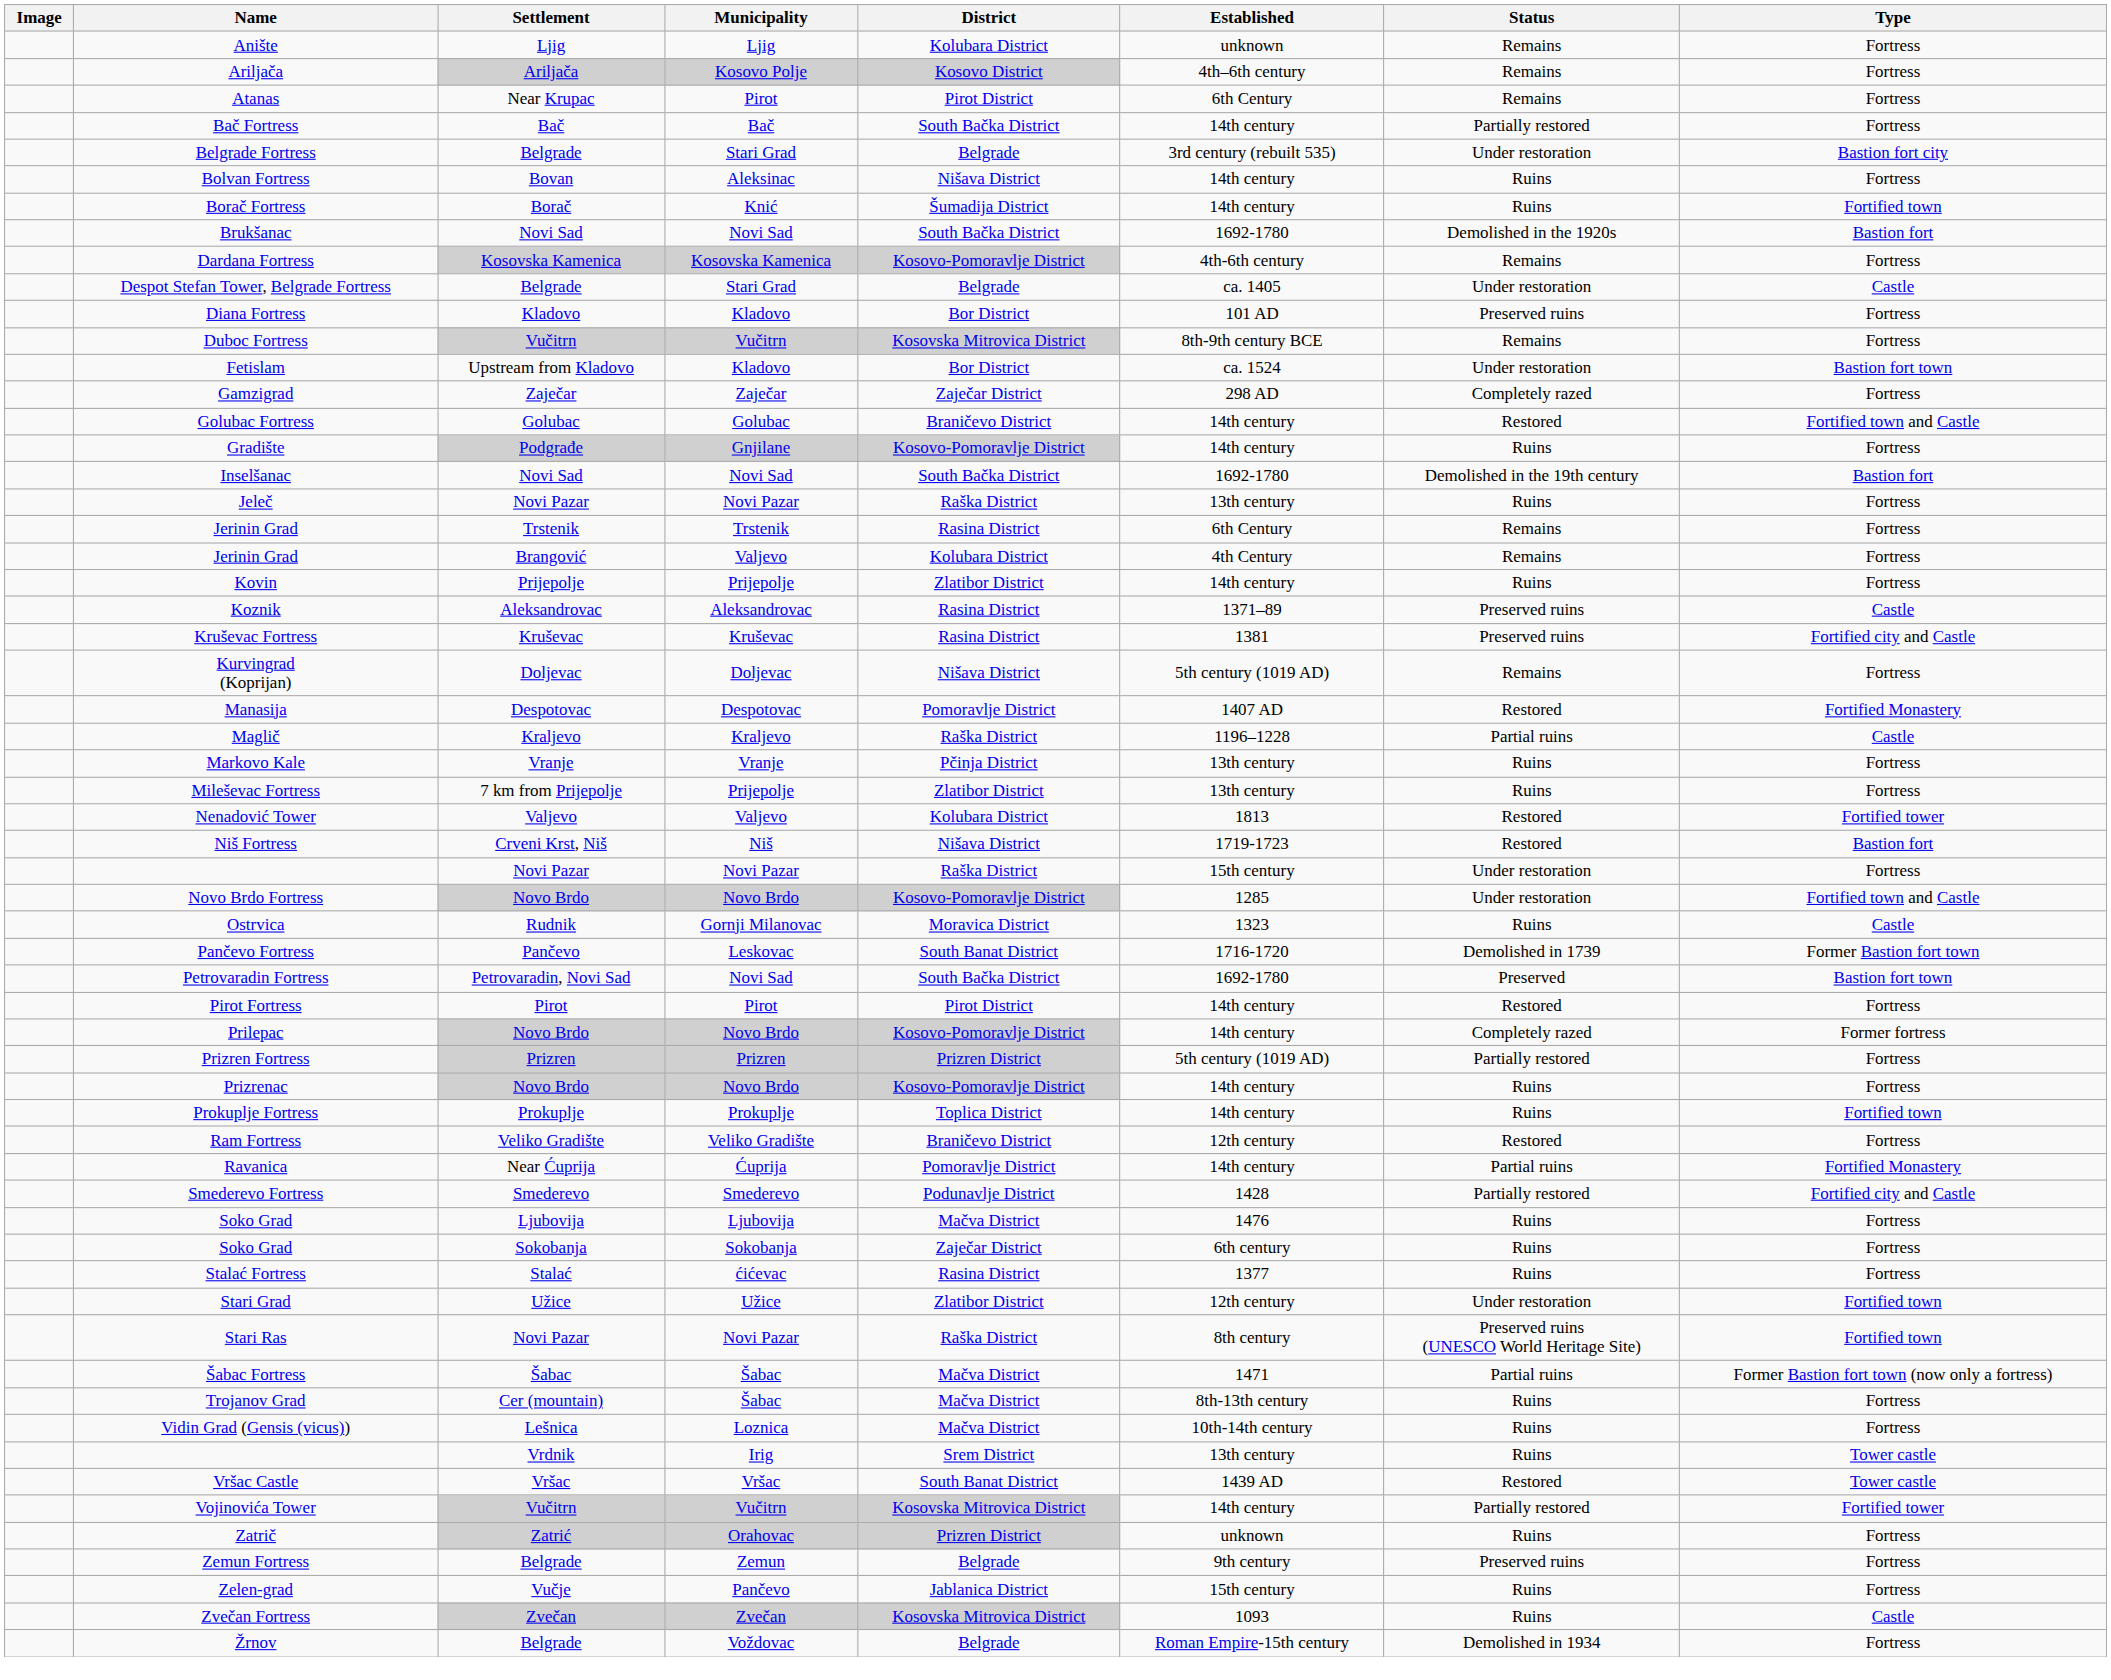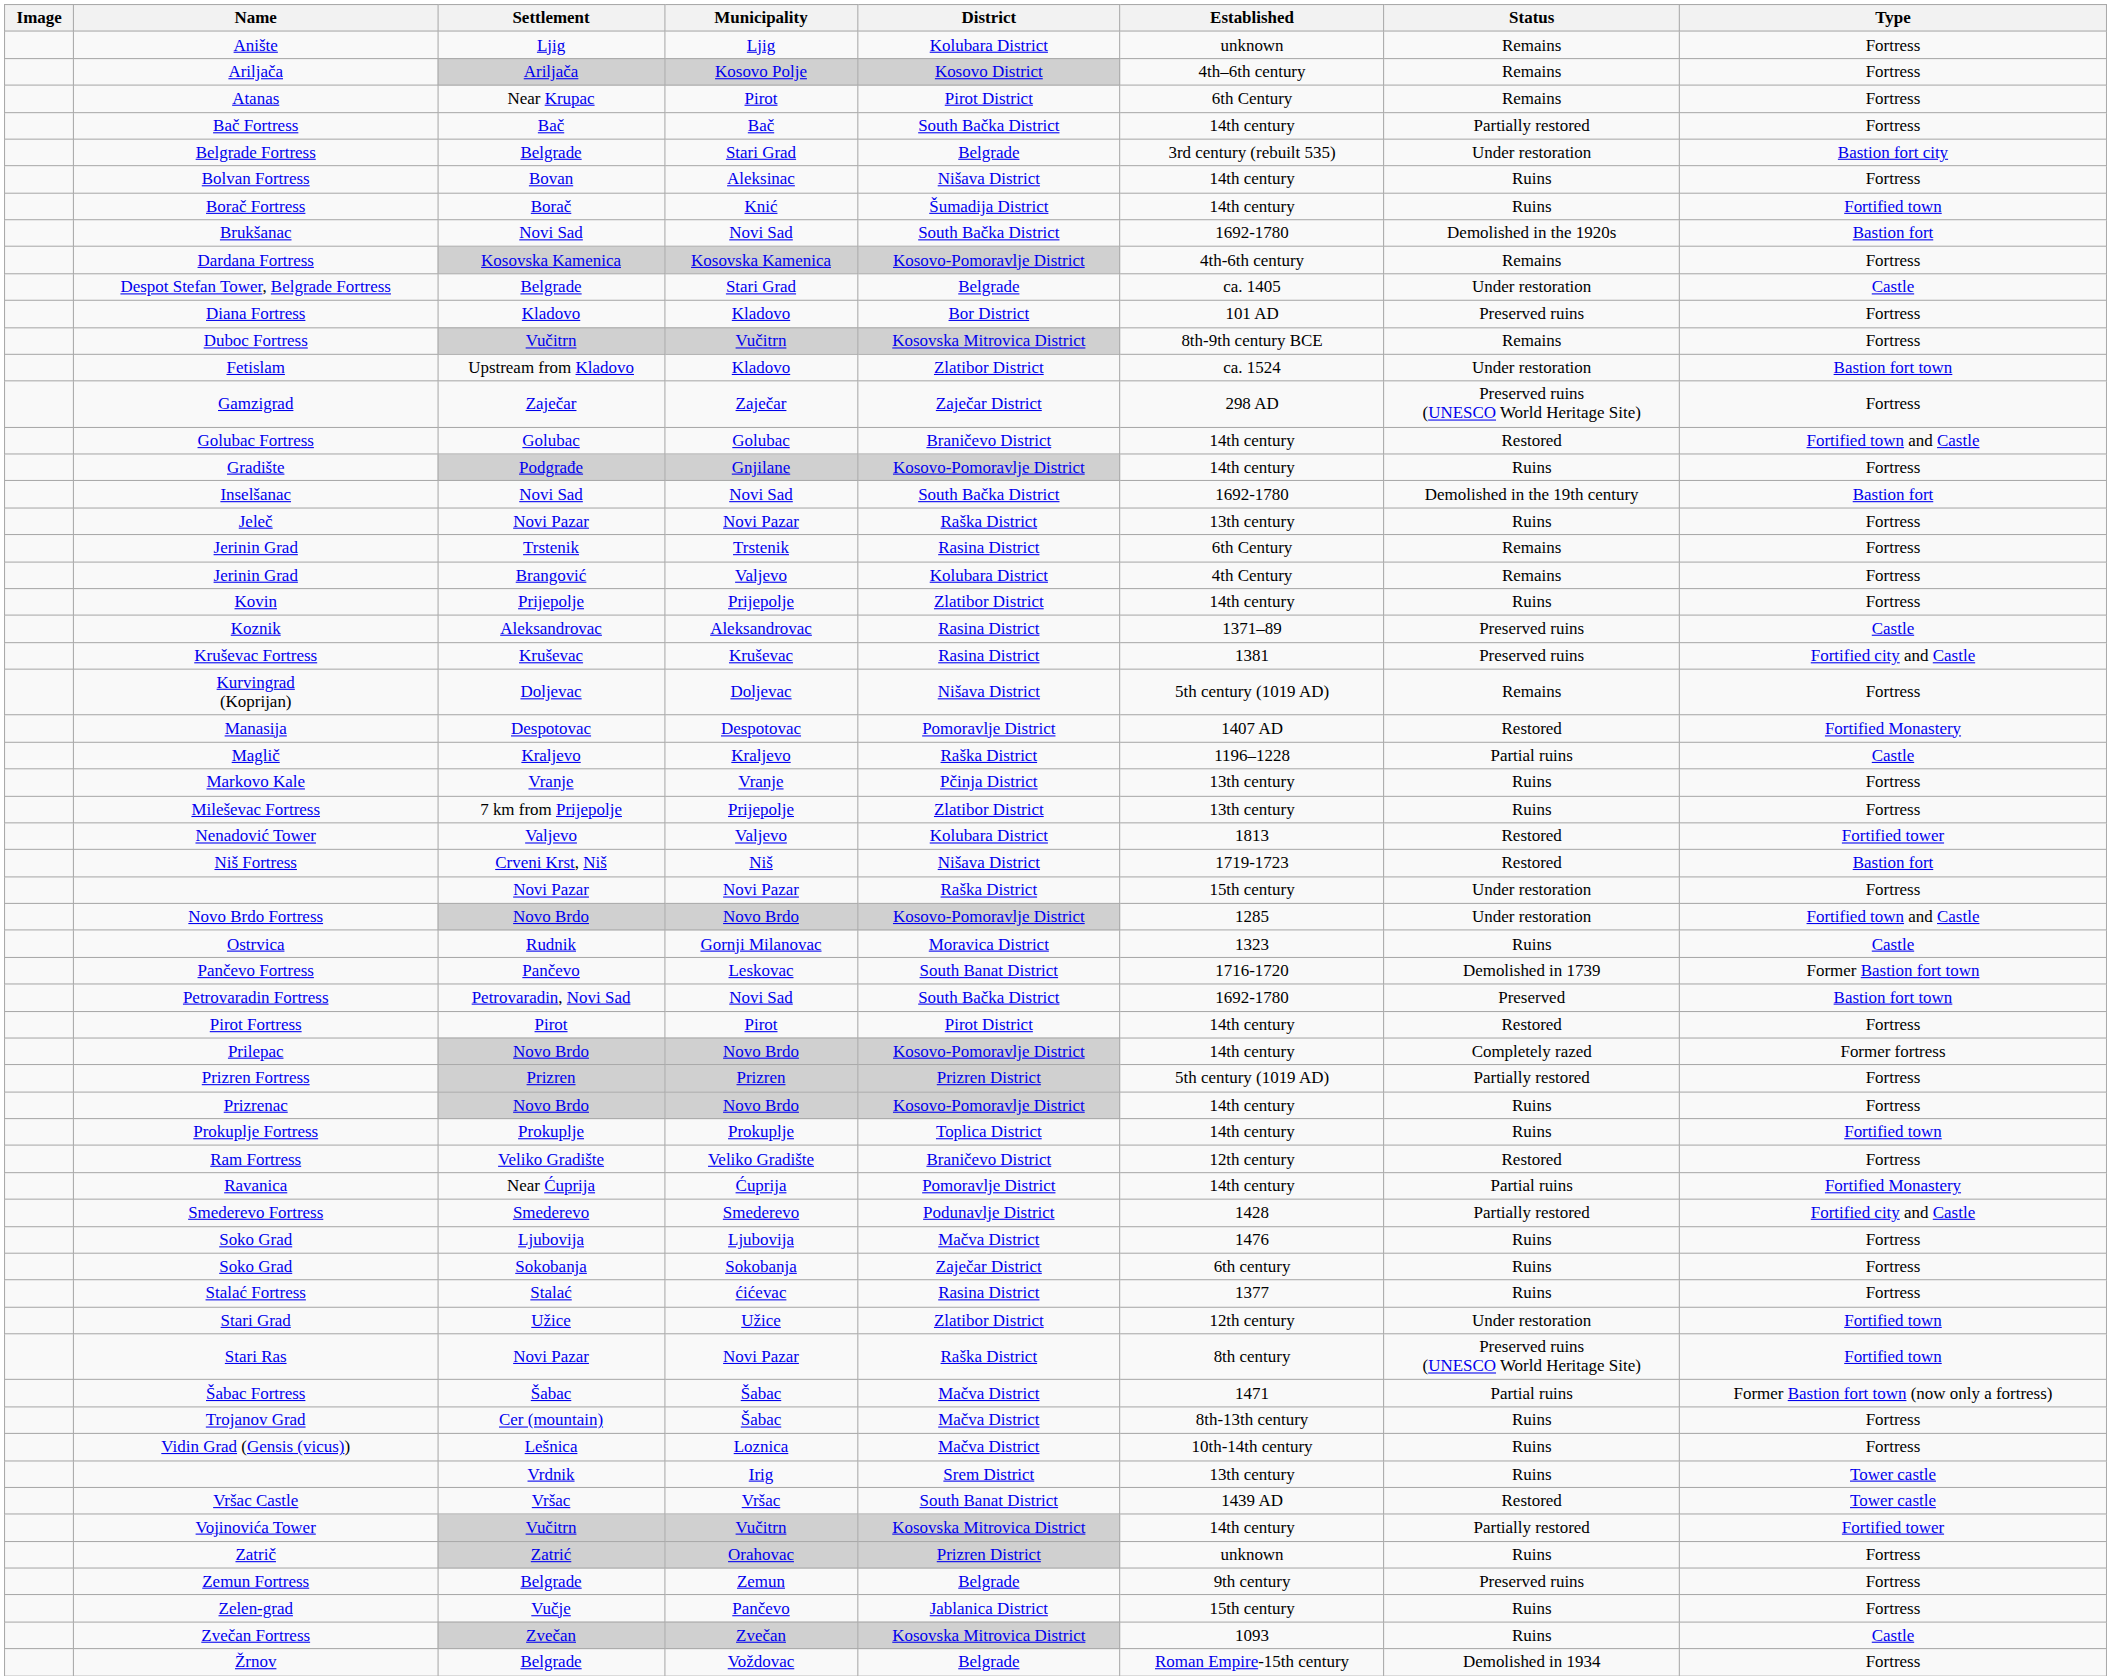(989, 367) Bor District -> (989, 367) Zlatibor District
(1532, 394) Completely razed -> (1532, 404) Preserved ruins (UNESCO World Heritage Site)
